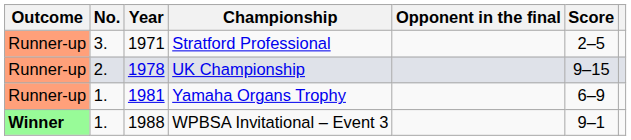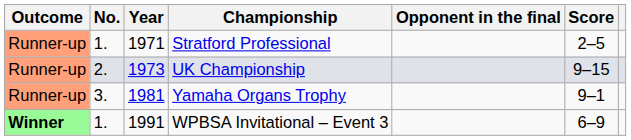(101, 43) 3. -> (101, 43) 1.
(146, 69) 1978 -> (146, 69) 1973
(101, 95) 1. -> (101, 95) 3.
(591, 95) 6–9 -> (591, 95) 9–1
(146, 122) 1988 -> (146, 122) 1991
(591, 122) 9–1 -> (591, 122) 6–9
